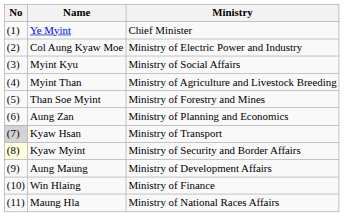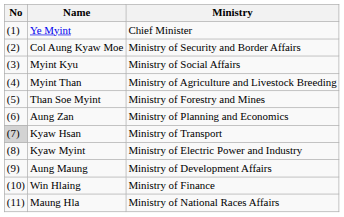(215, 47) Ministry of Electric Power and Industry -> (215, 47) Ministry of Security and Border Affairs
(13, 151) lightyellow background -> (13, 151) no background
(215, 151) Ministry of Security and Border Affairs -> (215, 151) Ministry of Electric Power and Industry
